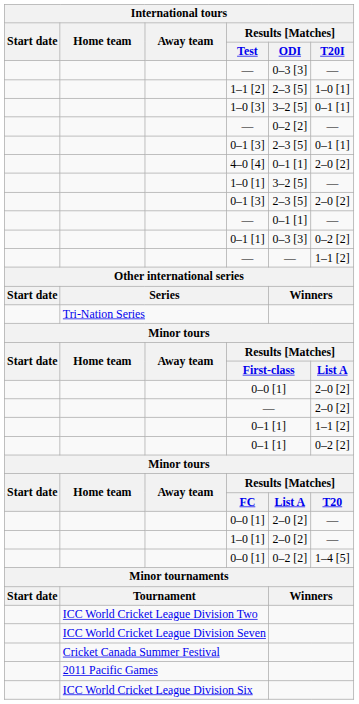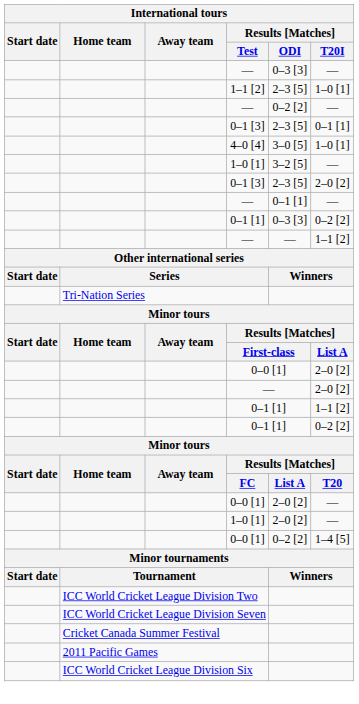- row: (102, 108)
(290, 164) 0–1 [1] -> (290, 145) 3–0 [5]
(332, 164) 2–0 [2] -> (332, 145) 1–0 [1]
